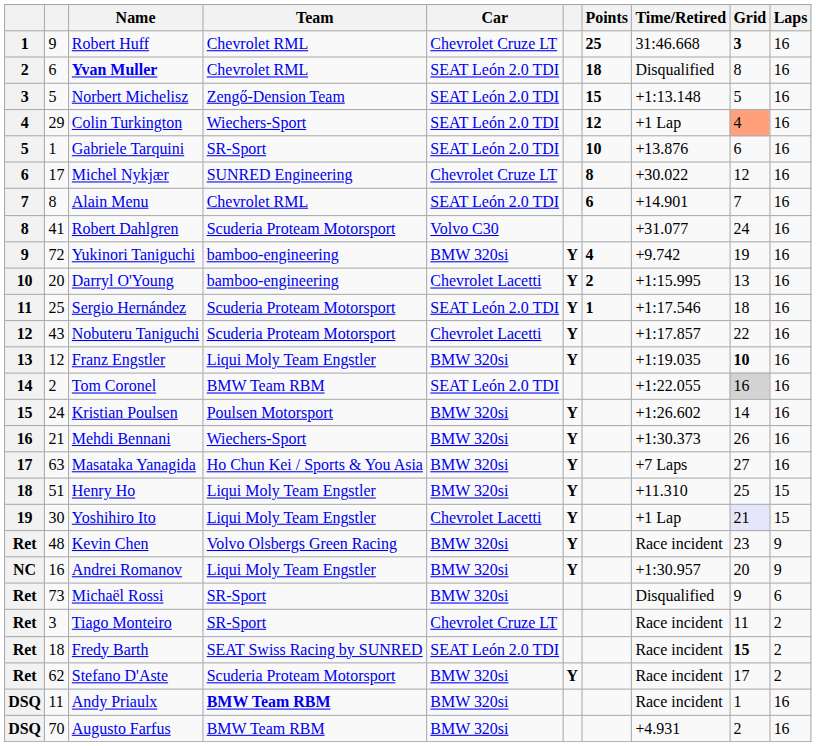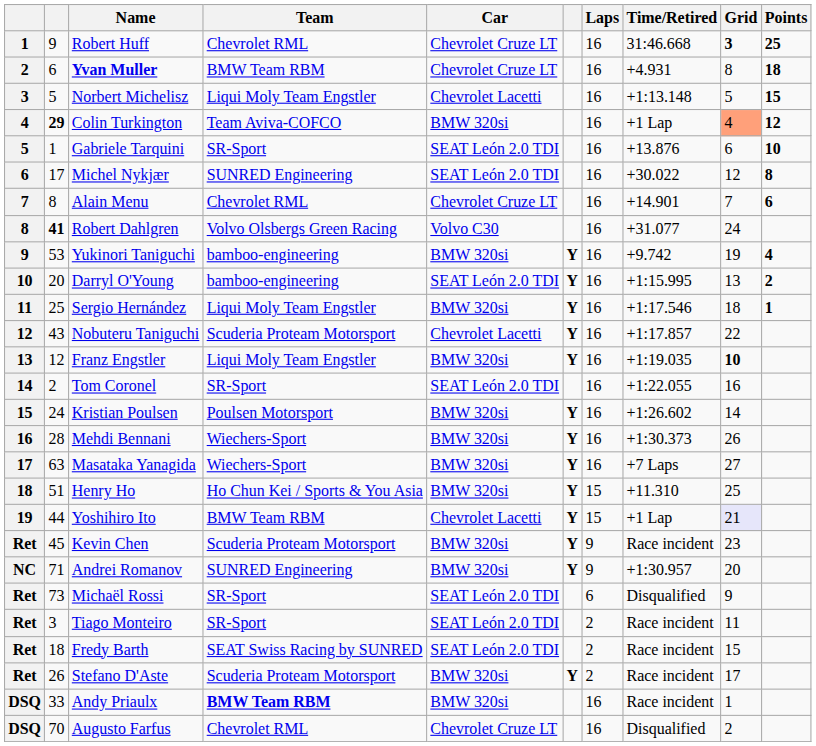columns swapped: (790, 17) <-> (607, 17)
(257, 70) Chevrolet RML -> (266, 70) BMW Team RBM
(495, 70) SEAT León 2.0 TDI -> (494, 70) Chevrolet Cruze LT
(675, 70) Disqualified -> (649, 70) +4.931
(276, 96) Zengő-Dension Team -> (291, 96) Liqui Moly Team Engstler
(495, 96) SEAT León 2.0 TDI -> (486, 96) Chevrolet Lacetti
(56, 123) normal -> (56, 123) bold
(256, 123) Wiechers-Sport -> (274, 123) Team Aviva-COFCO
(495, 123) SEAT León 2.0 TDI -> (469, 123) BMW 320si
(494, 175) Chevrolet Cruze LT -> (495, 175) SEAT León 2.0 TDI
(495, 202) SEAT León 2.0 TDI -> (494, 202) Chevrolet Cruze LT
(56, 228) normal -> (56, 228) bold
(301, 228) Scuderia Proteam Motorsport -> (302, 228) Volvo Olsbergs Green Racing
(56, 254) 72 -> (56, 254) 53
(486, 281) Chevrolet Lacetti -> (495, 281) SEAT León 2.0 TDI
(301, 307) Scuderia Proteam Motorsport -> (291, 307) Liqui Moly Team Engstler
(495, 307) SEAT León 2.0 TDI -> (469, 307) BMW 320si
(266, 386) BMW Team RBM -> (236, 386) SR-Sport
(741, 386) lightgrey background -> (733, 386) no background
(56, 438) 21 -> (56, 438) 28
(315, 465) Ho Chun Kei / Sports & You Asia -> (256, 465) Wiechers-Sport
(291, 491) Liqui Moly Team Engstler -> (315, 491) Ho Chun Kei / Sports & You Asia
(56, 517) 30 -> (56, 517) 44
(291, 517) Liqui Moly Team Engstler -> (266, 517) BMW Team RBM
(56, 544) 48 -> (56, 544) 45
(302, 544) Volvo Olsbergs Green Racing -> (301, 544) Scuderia Proteam Motorsport
(56, 570) 16 -> (56, 570) 71
(291, 570) Liqui Moly Team Engstler -> (280, 570) SUNRED Engineering
(469, 596) BMW 320si -> (495, 596) SEAT León 2.0 TDI
(494, 623) Chevrolet Cruze LT -> (495, 623) SEAT León 2.0 TDI
(741, 649) bold -> (733, 649) normal
(56, 675) 62 -> (56, 675) 26
(56, 702) 11 -> (56, 702) 33
(266, 728) BMW Team RBM -> (257, 728) Chevrolet RML
(469, 728) BMW 320si -> (494, 728) Chevrolet Cruze LT
(658, 728) +4.931 -> (666, 728) Disqualified
